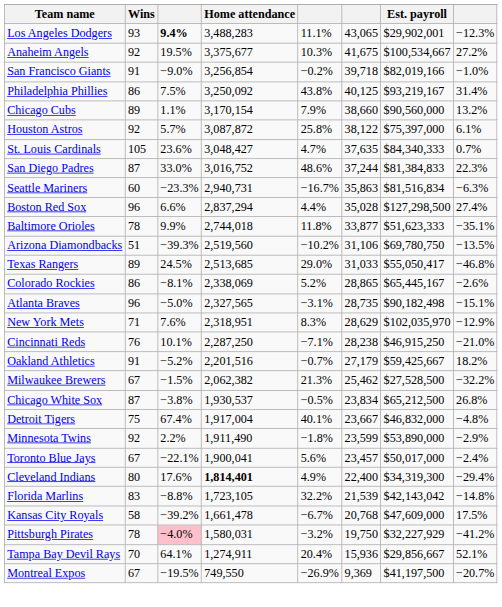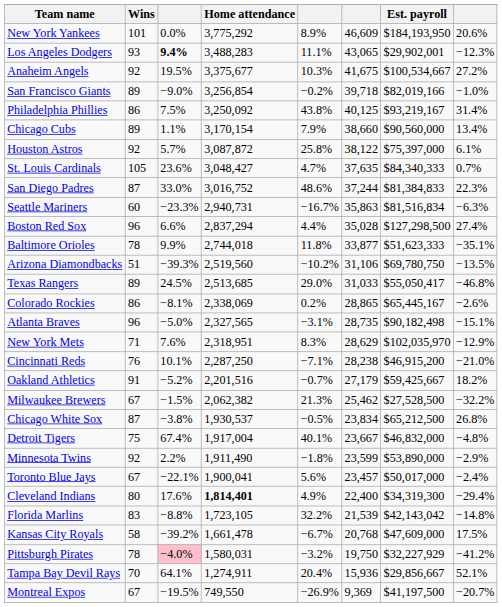+ row: (53, 33)
(134, 71) 91 -> (134, 91) 89
(472, 110) 13.2% -> (472, 129) 13.4%
(313, 284) 5.2% -> (313, 303) 0.2%
(414, 341) $46,915,250 -> (414, 361) $46,915,200
